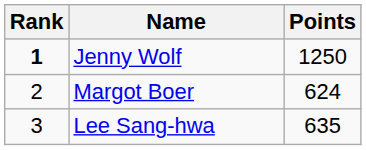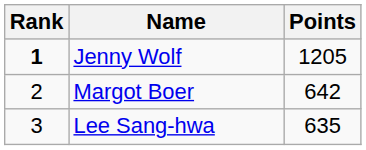(323, 56) 1250 -> (323, 56) 1205
(323, 91) 624 -> (323, 91) 642
